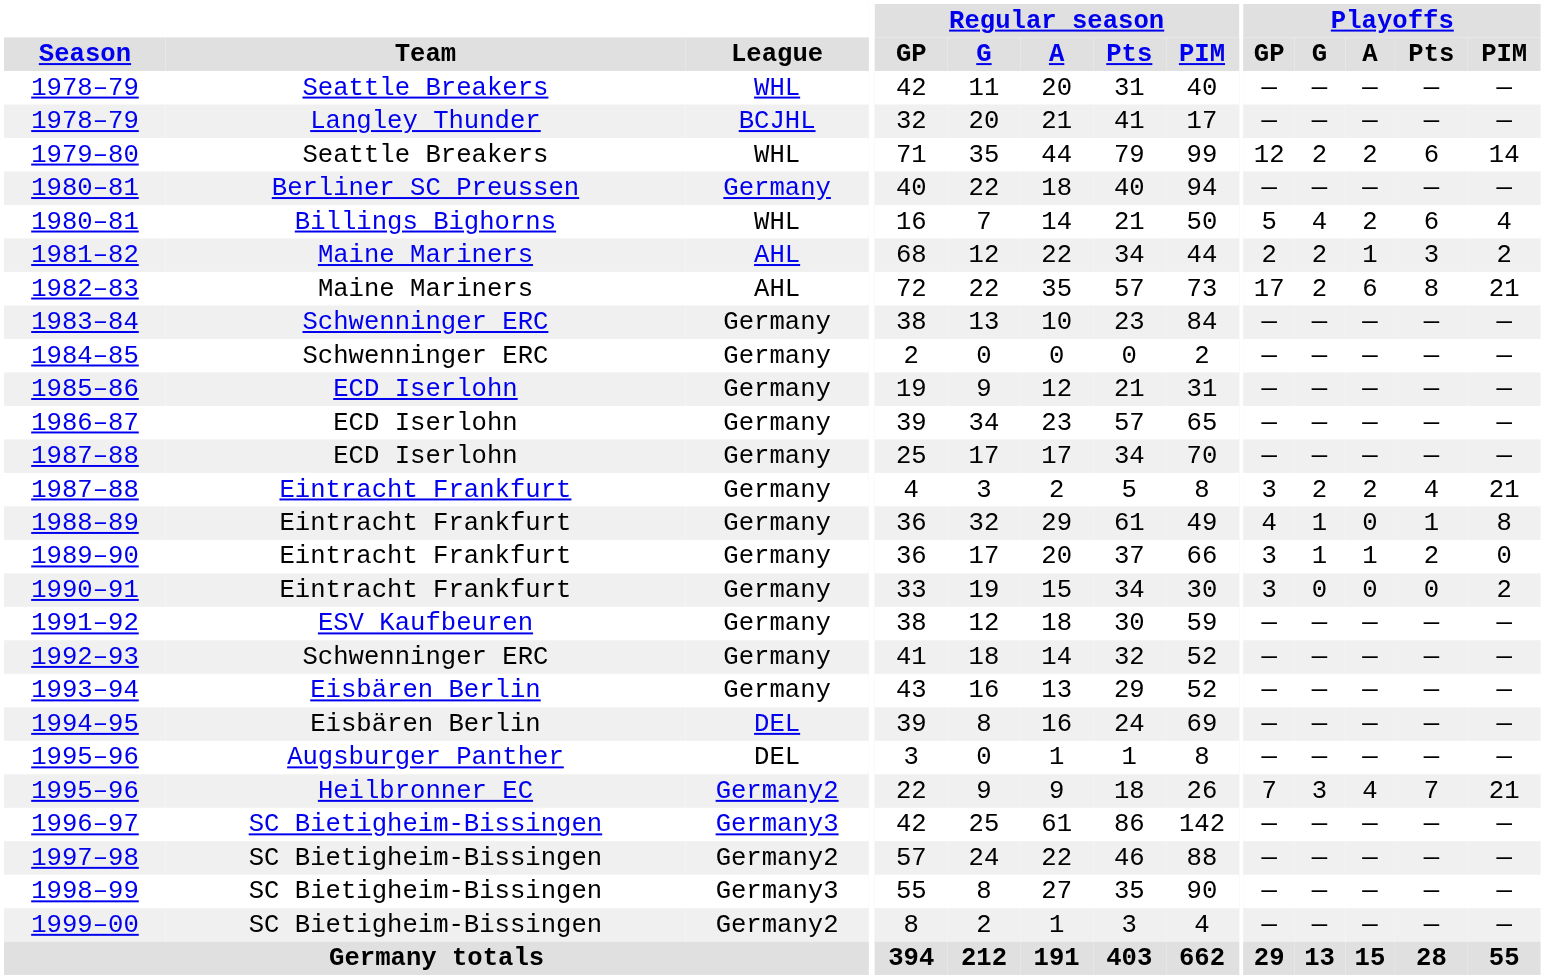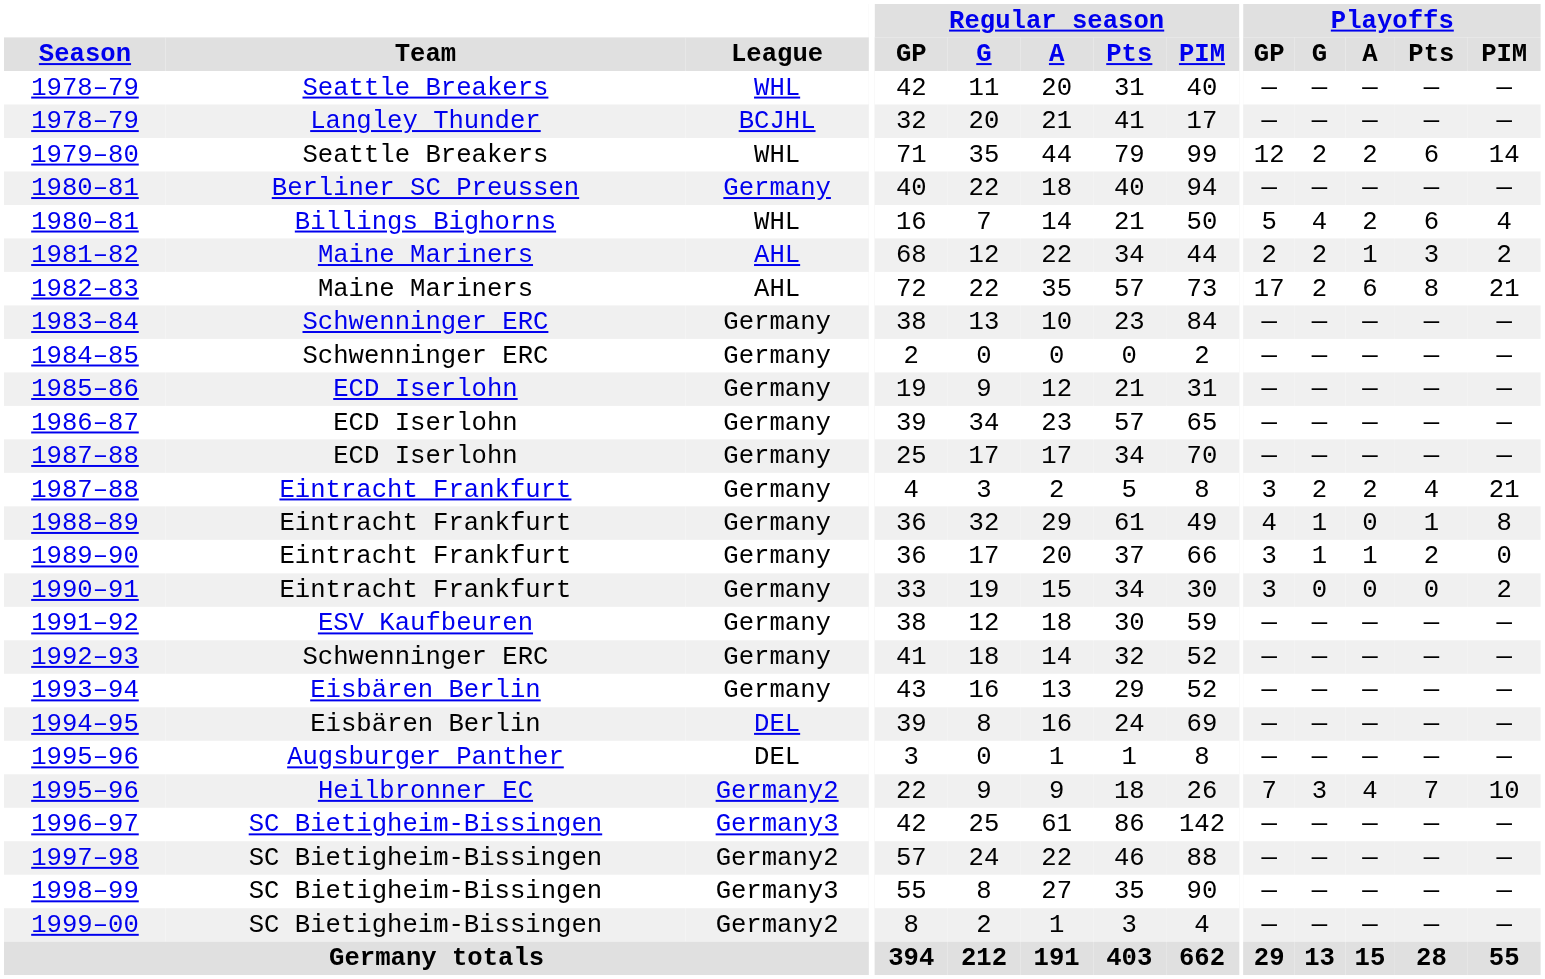(1504, 791) 21 -> (1504, 791) 10
